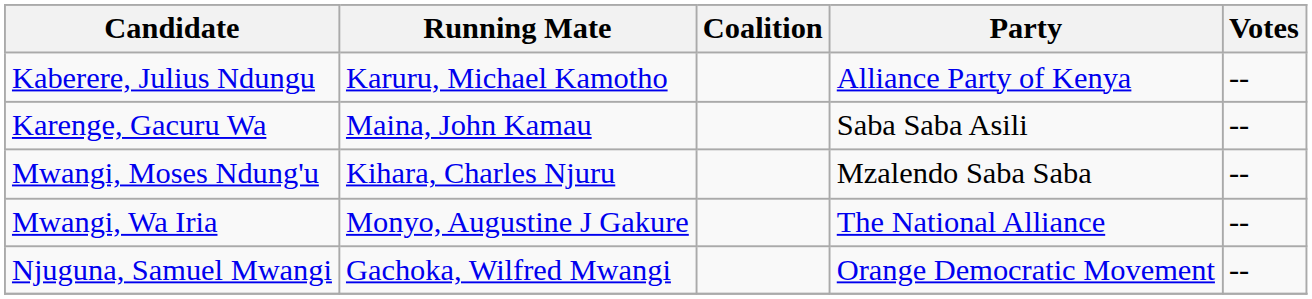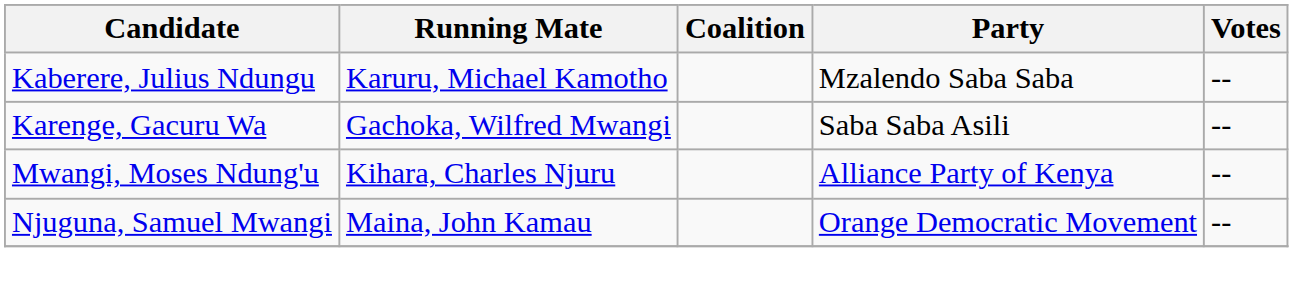(984, 76) Alliance Party of Kenya -> (946, 76) Mzalendo Saba Saba
(469, 125) Maina, John Kamau -> (508, 125) Gachoka, Wilfred Mwangi
(964, 173) Mzalendo Saba Saba -> (966, 173) Alliance Party of Kenya
- row: (115, 221)
(508, 269) Gachoka, Wilfred Mwangi -> (469, 221) Maina, John Kamau
